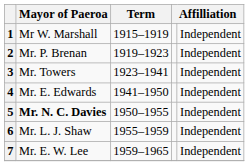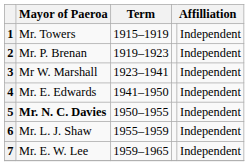(58, 33) Mr W. Marshall -> (47, 33) Mr. Towers
(47, 72) Mr. Towers -> (58, 72) Mr W. Marshall
